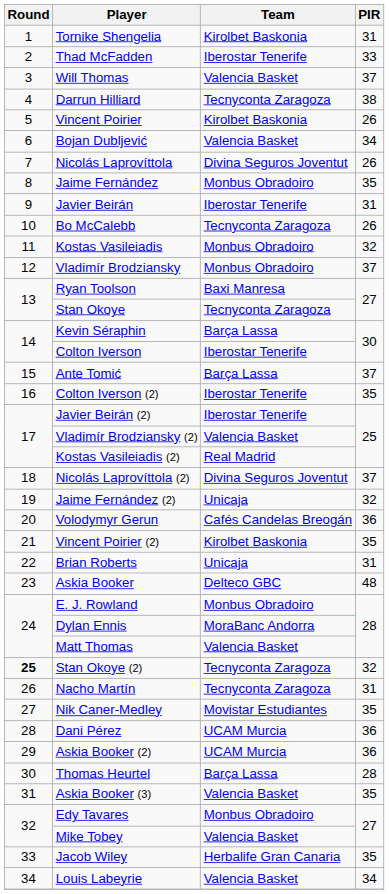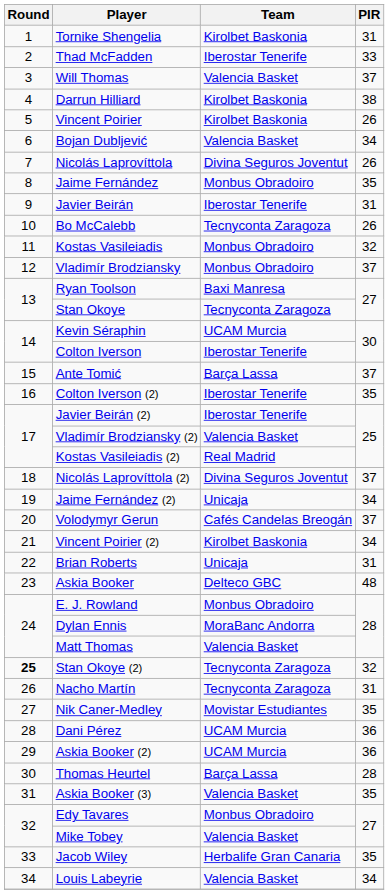(267, 99) Tecnyconta Zaragoza -> (255, 99) Kirolbet Baskonia
(241, 330) Barça Lassa -> (245, 330) UCAM Murcia
(369, 499) 32 -> (369, 499) 34
(369, 520) 36 -> (369, 520) 37
(369, 541) 35 -> (369, 541) 34
